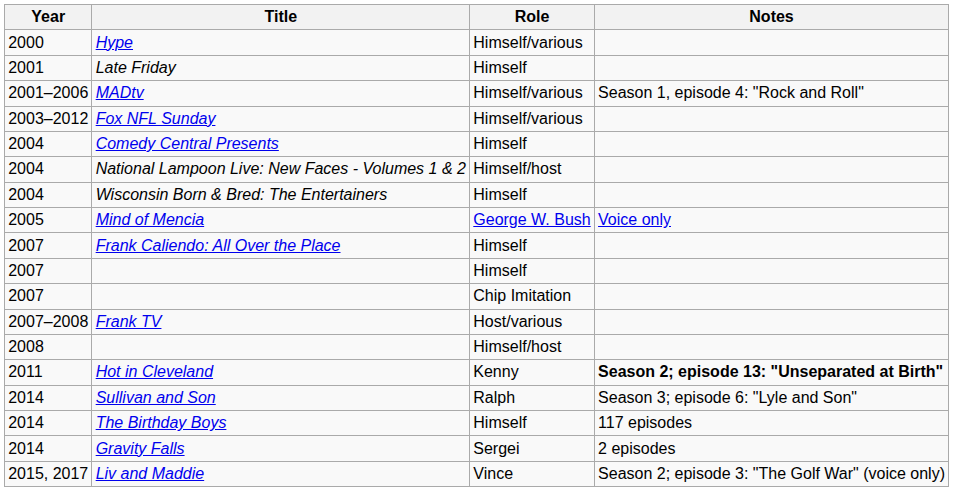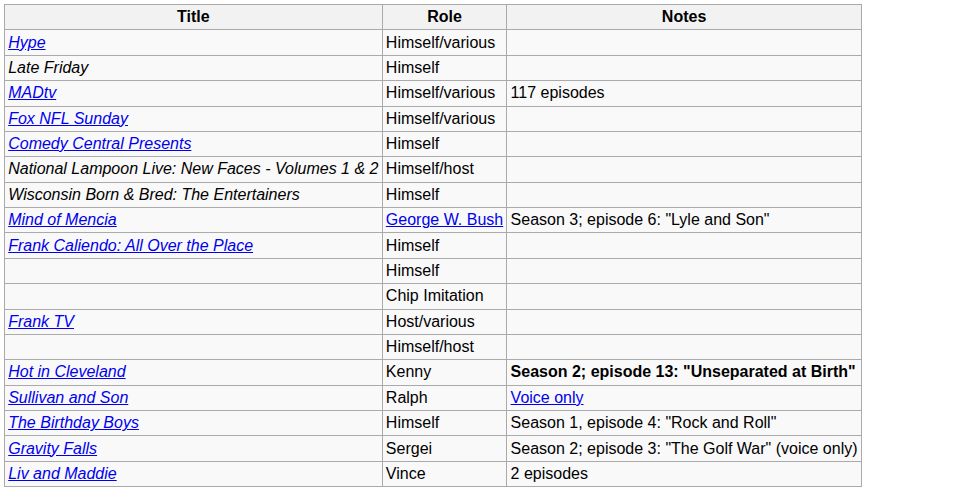- column: (48, 17)
(731, 93) Season 1, episode 4: "Rock and Roll" -> (558, 93) 117 episodes
(635, 220) Voice only -> (640, 220) Season 3; episode 6: "Lyle and Son"
(728, 397) Season 3; episode 6: "Lyle and Son" -> (547, 397) Voice only
(645, 423) 117 episodes -> (643, 423) Season 1, episode 4: "Rock and Roll"
(637, 448) 2 episodes -> (684, 448) Season 2; episode 3: "The Golf War" (voice only)
(772, 473) Season 2; episode 3: "The Golf War" (voice only) -> (549, 473) 2 episodes
